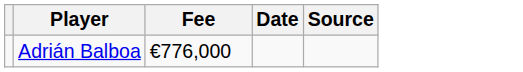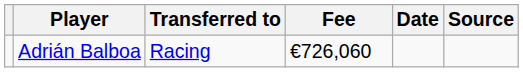+ column: (215, 19)
(190, 50) €776,000 -> (331, 50) €726,060
